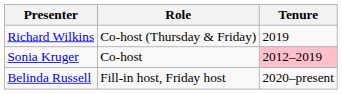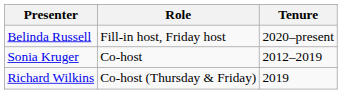rows swapped: (49, 78) <-> (51, 36)
(292, 57) pink background -> (292, 57) no background
